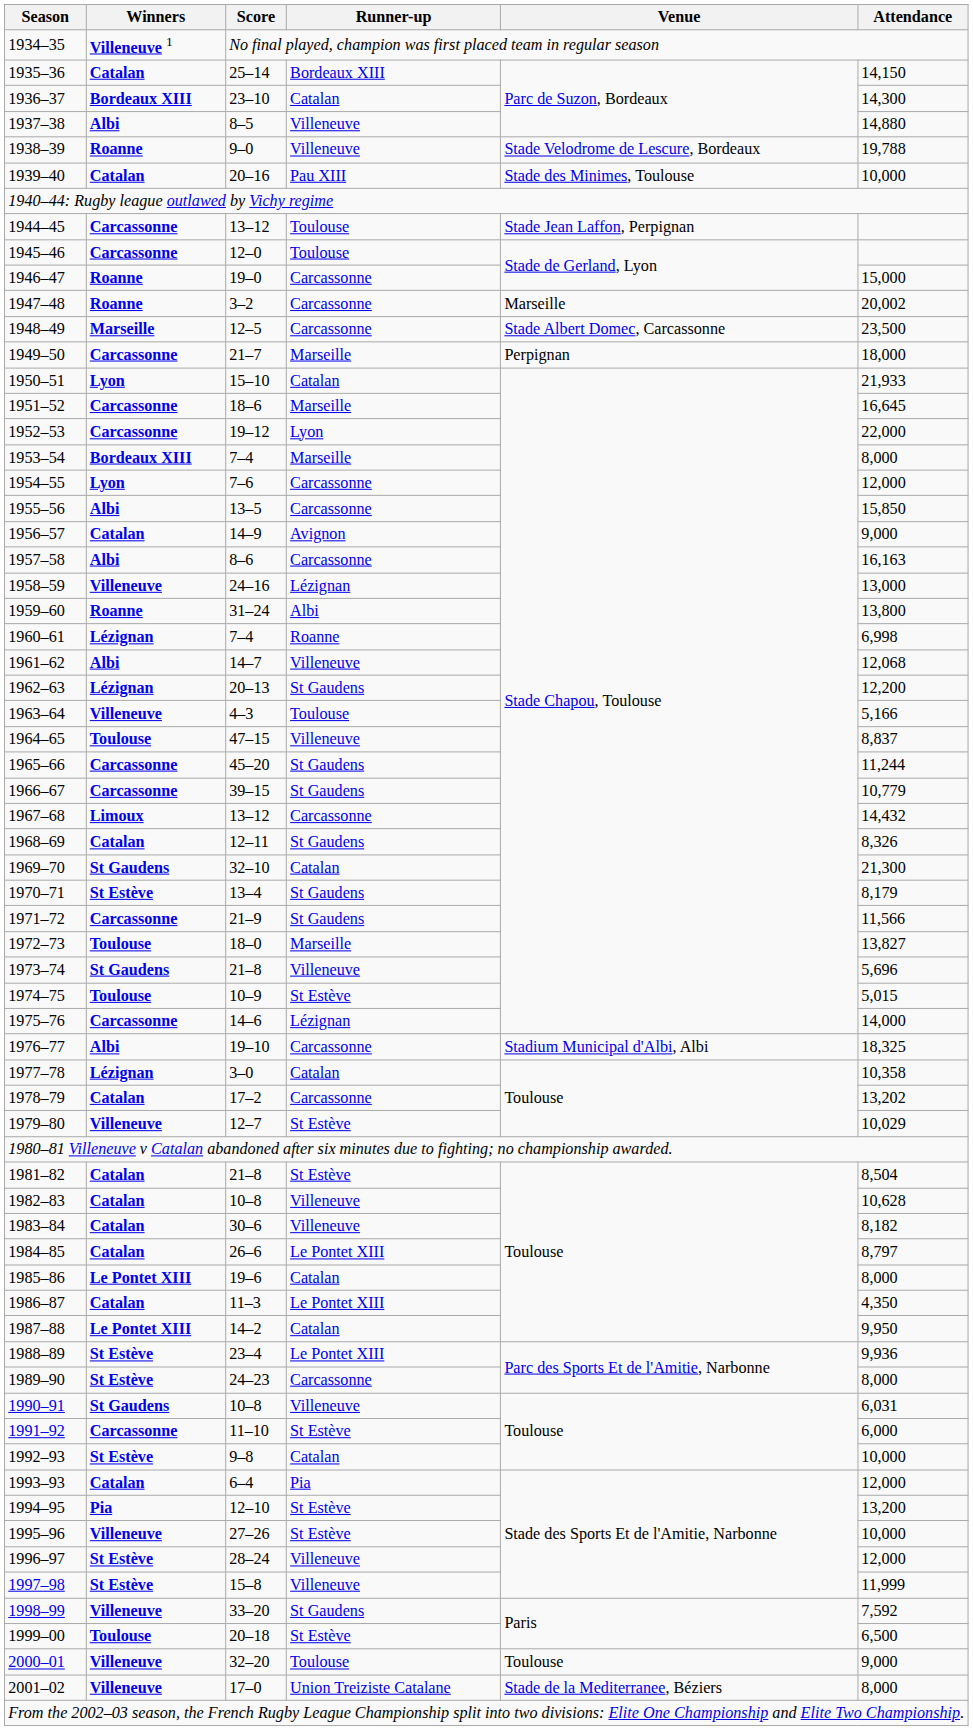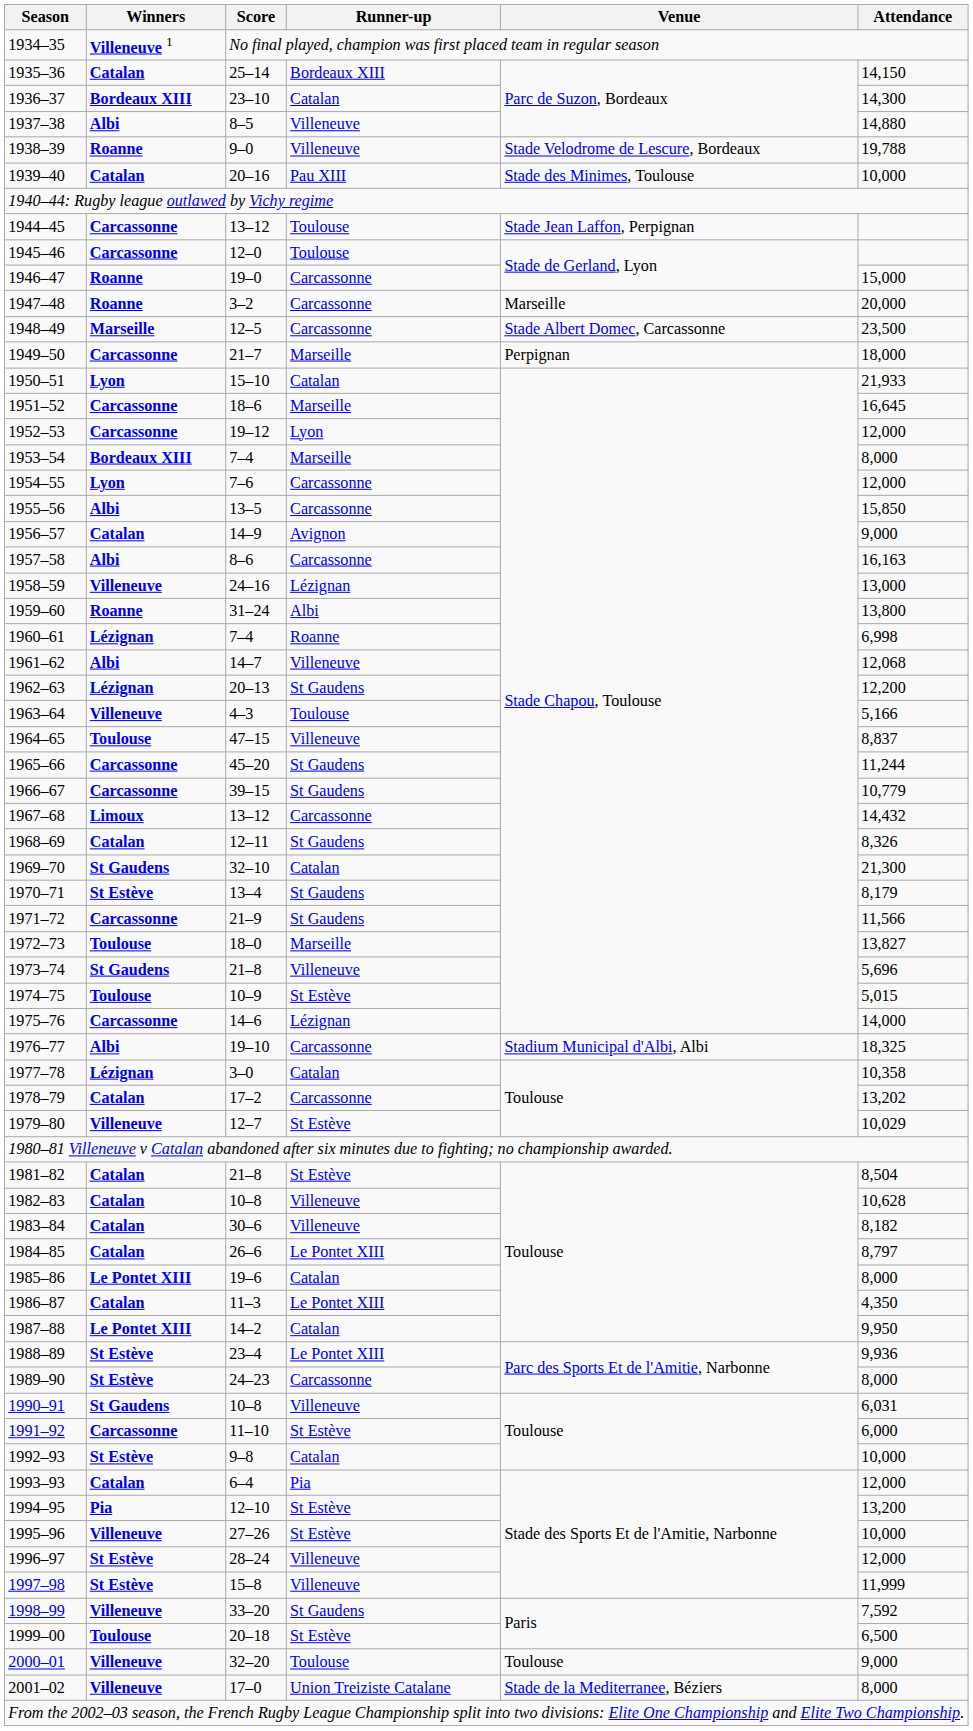(884, 303) 20,002 -> (884, 303) 20,000
(884, 431) 22,000 -> (884, 431) 12,000
